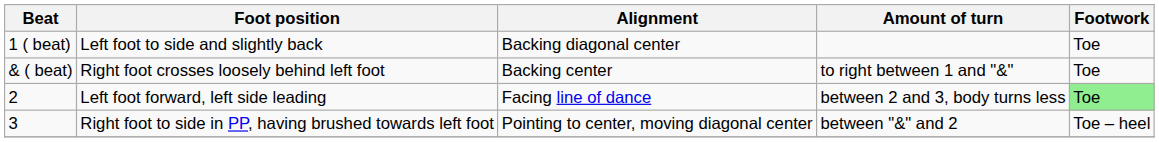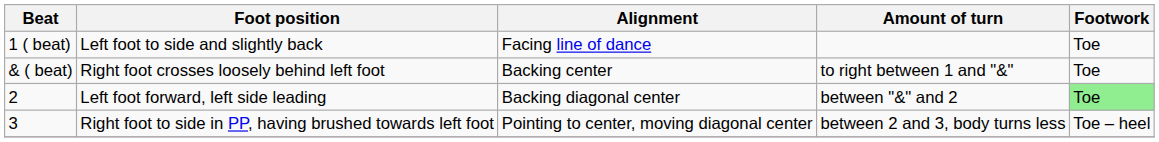(591, 45) Backing diagonal center -> (576, 45) Facing line of dance
(576, 97) Facing line of dance -> (591, 97) Backing diagonal center
(943, 97) between 2 and 3, body turns less -> (889, 97) between "&" and 2
(889, 124) between "&" and 2 -> (943, 124) between 2 and 3, body turns less
